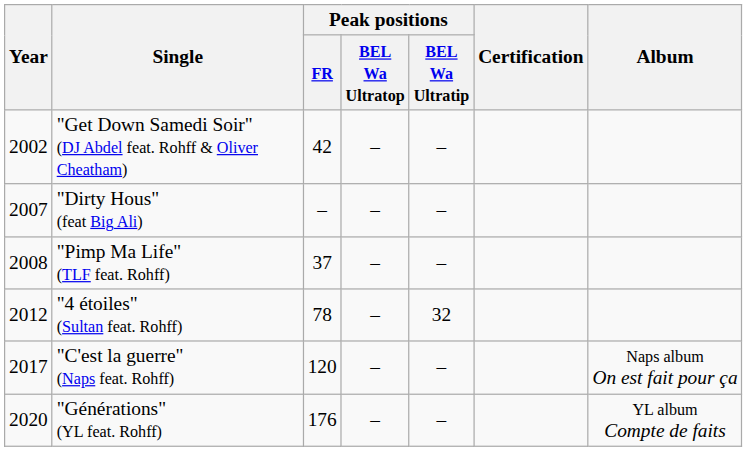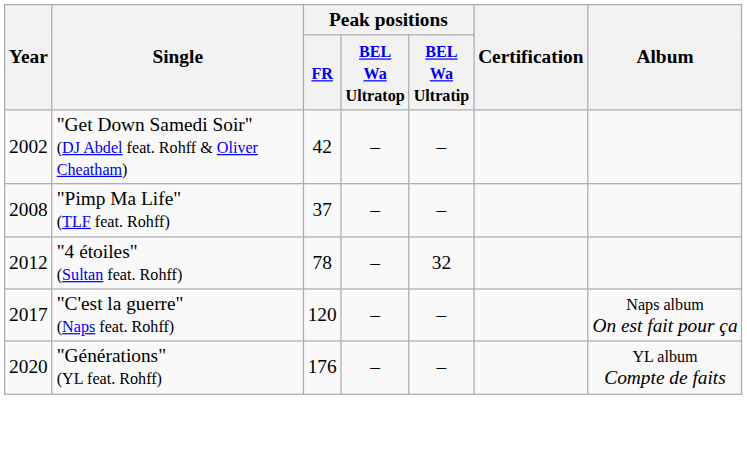- row: (108, 209)
